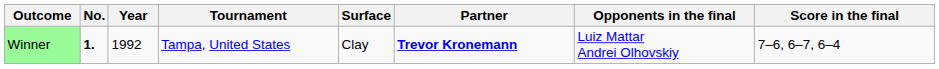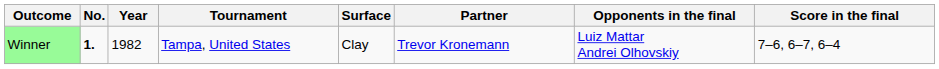(126, 44) 1992 -> (126, 44) 1982
(457, 44) bold -> (453, 44) normal
